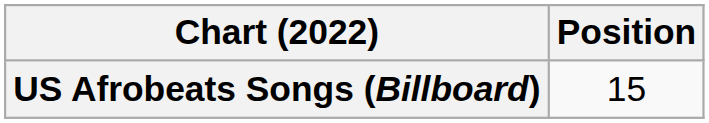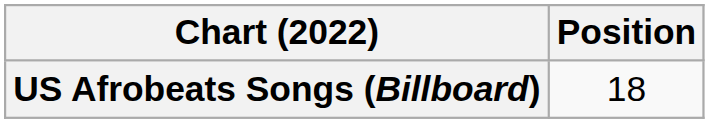(626, 88) 15 -> (626, 88) 18
